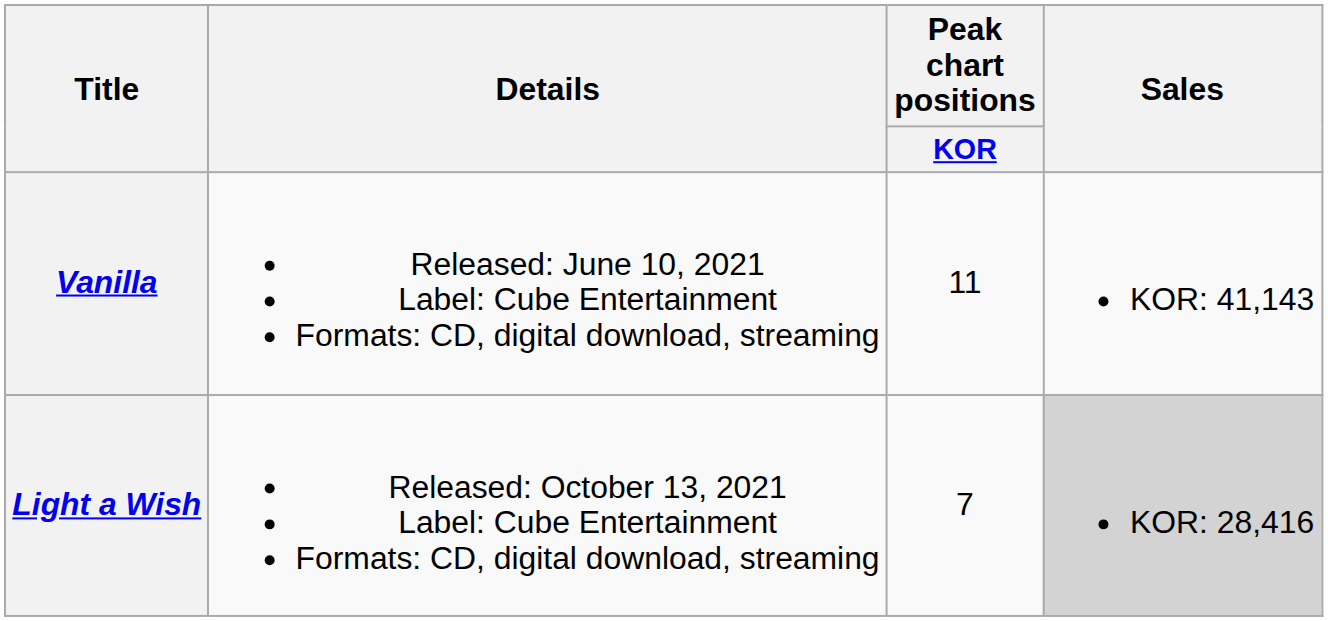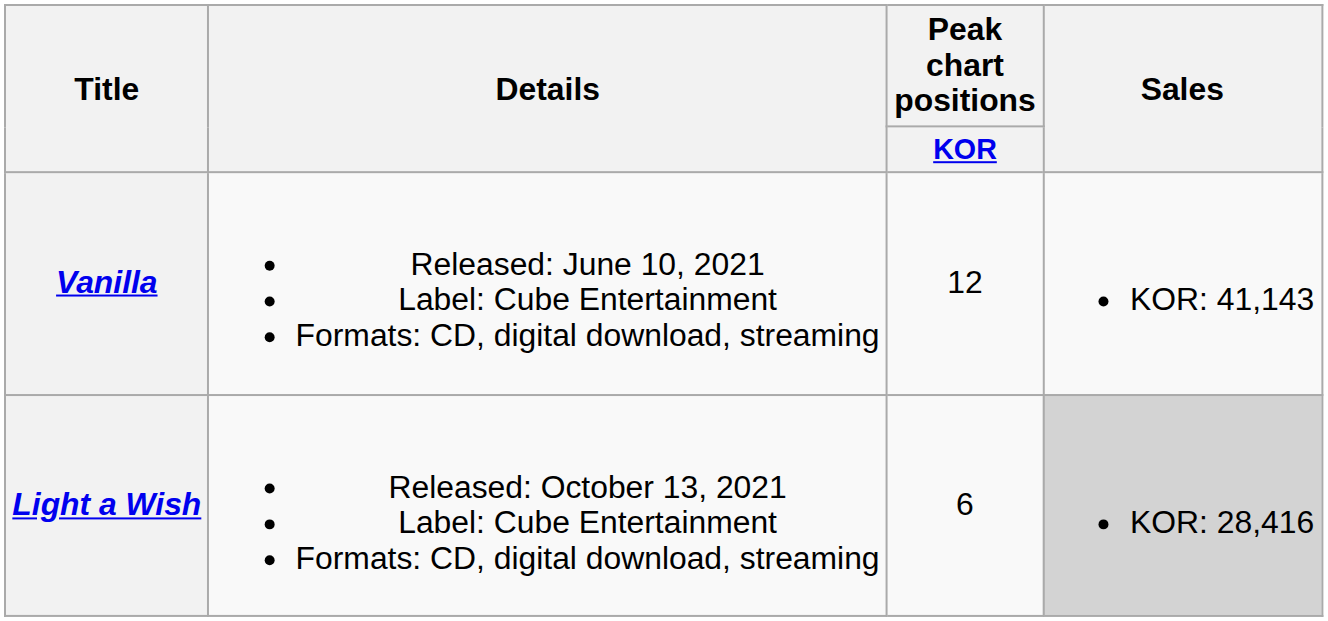(965, 282) 11 -> (965, 282) 12
(965, 504) 7 -> (965, 504) 6
